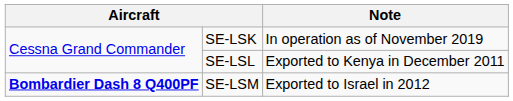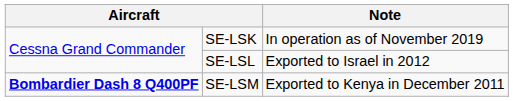(385, 61) Exported to Kenya in December 2011 -> (348, 61) Exported to Israel in 2012
(348, 84) Exported to Israel in 2012 -> (385, 84) Exported to Kenya in December 2011
